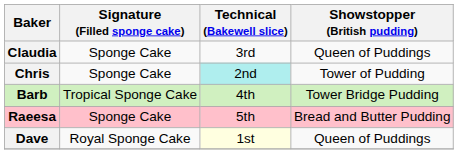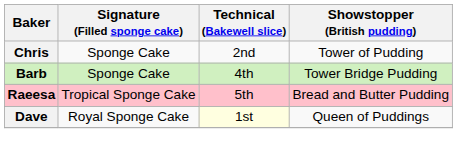- row: (32, 52)
(245, 73) paleturquoise background -> (244, 52) no background
(130, 95) Tropical Sponge Cake -> (128, 73) Sponge Cake
(130, 116) Sponge Cake -> (128, 95) Tropical Sponge Cake
